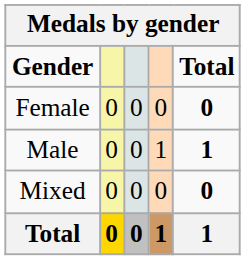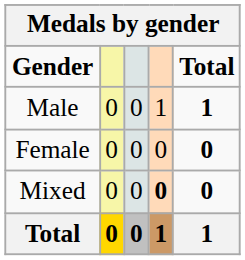rows swapped: (53, 149) <-> (53, 108)
(161, 191) normal -> (161, 191) bold
